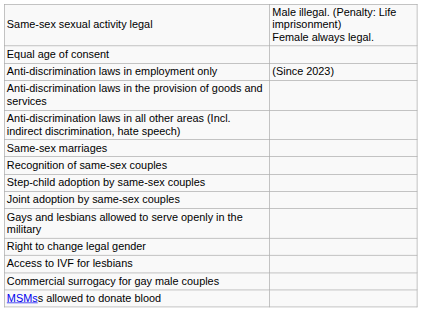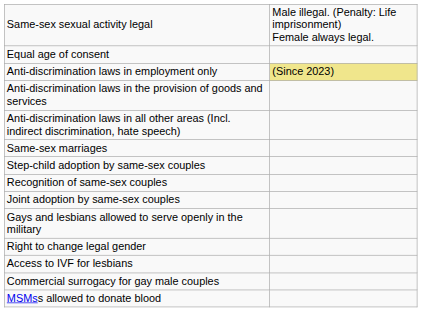(303, 72) no background -> (303, 72) khaki background
rows swapped: (87, 165) <-> (106, 182)
